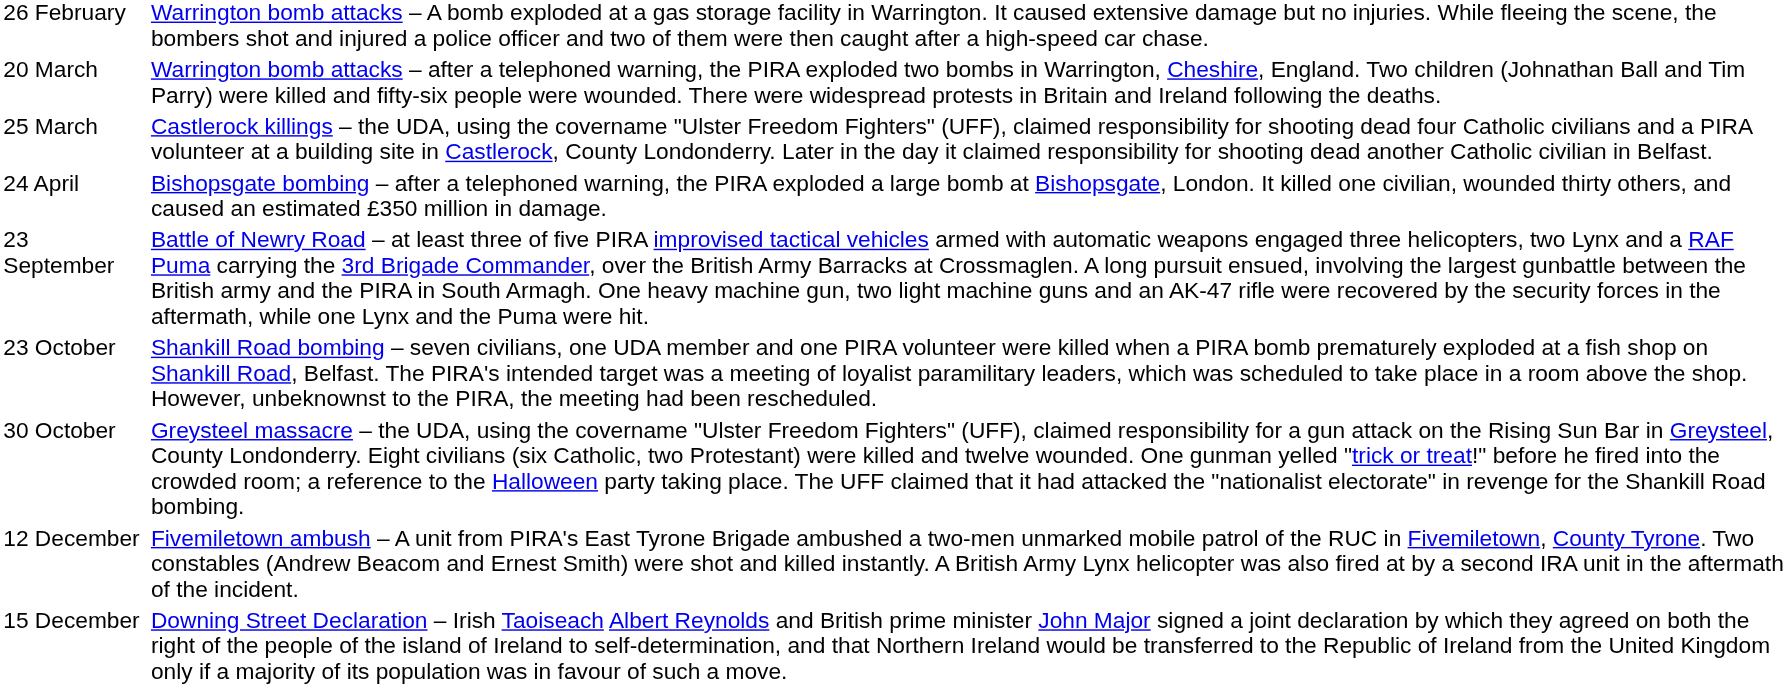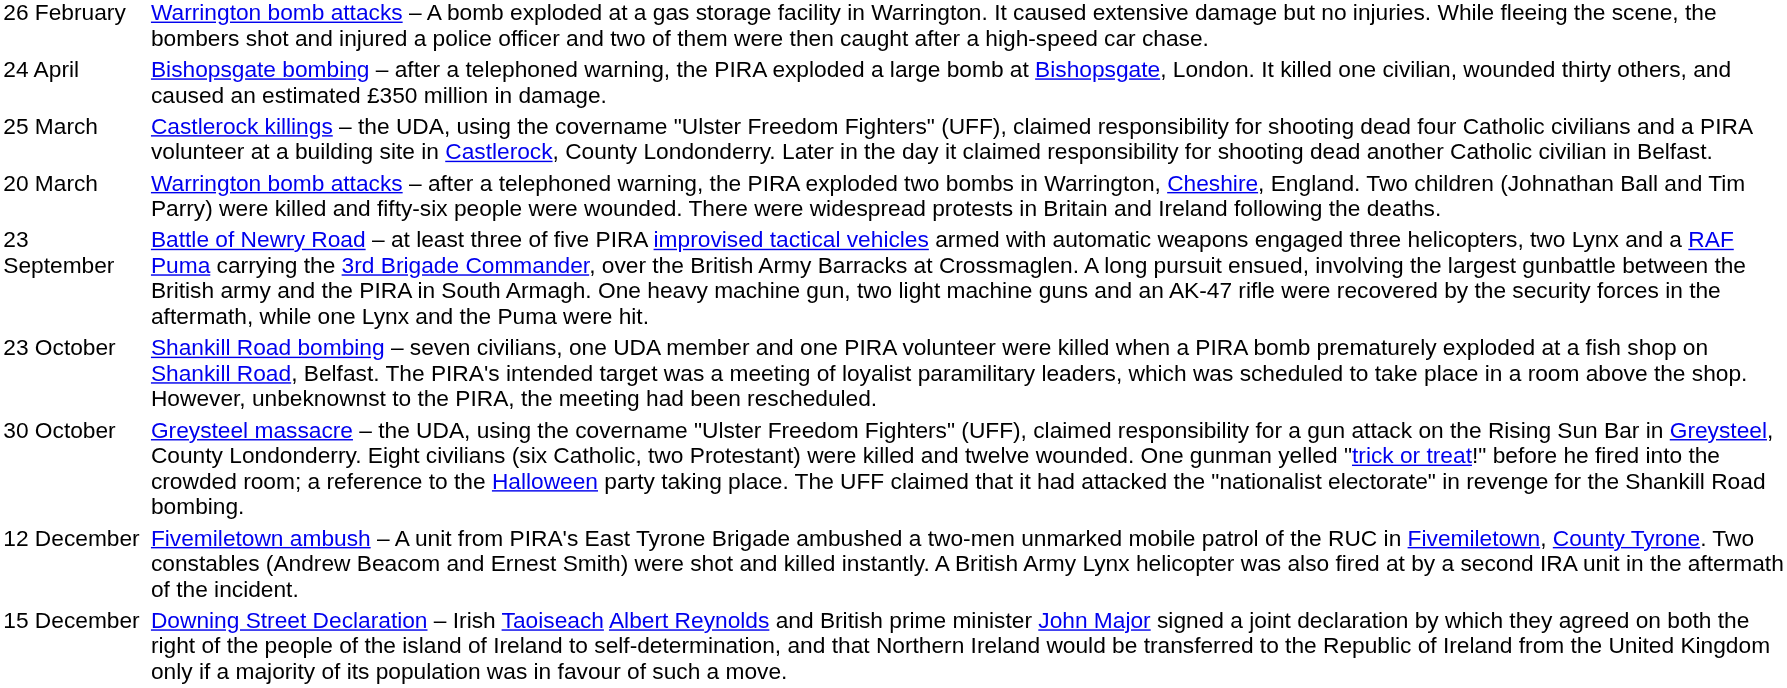rows swapped: (51, 69) <-> (41, 183)
